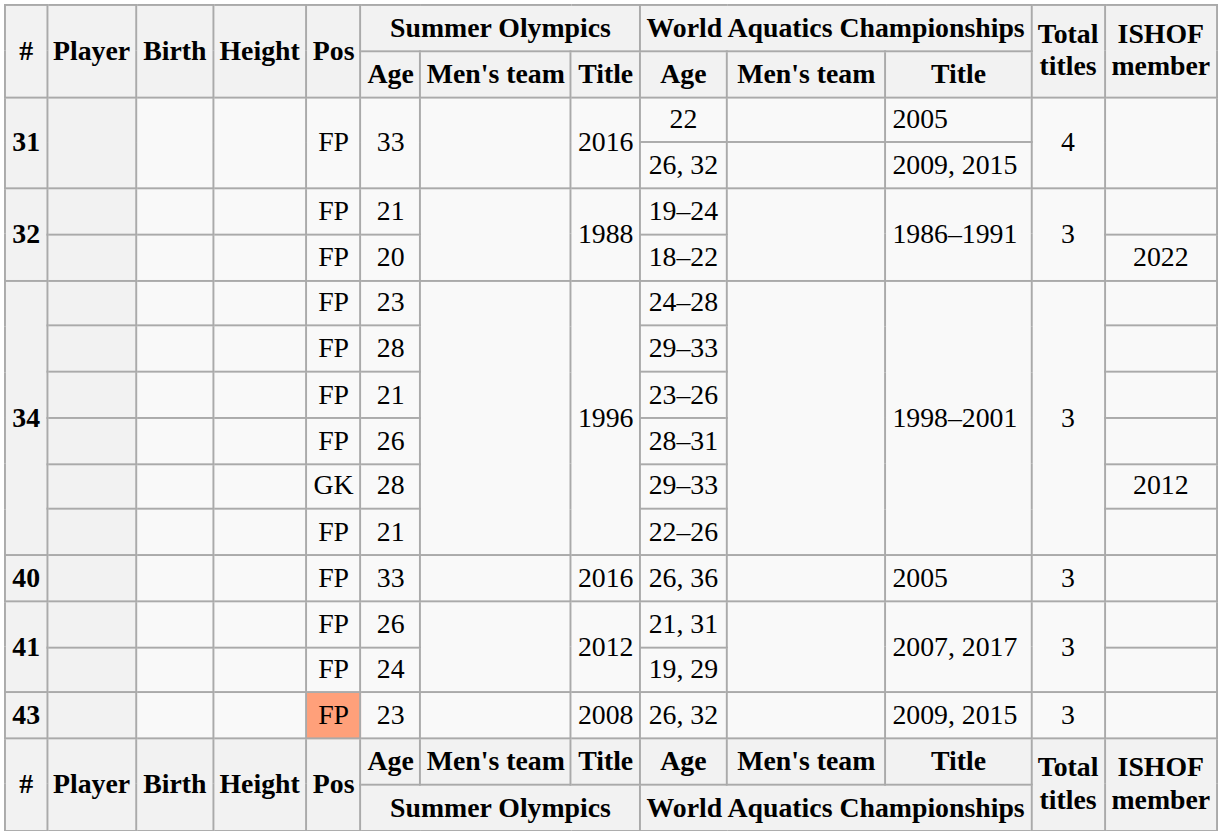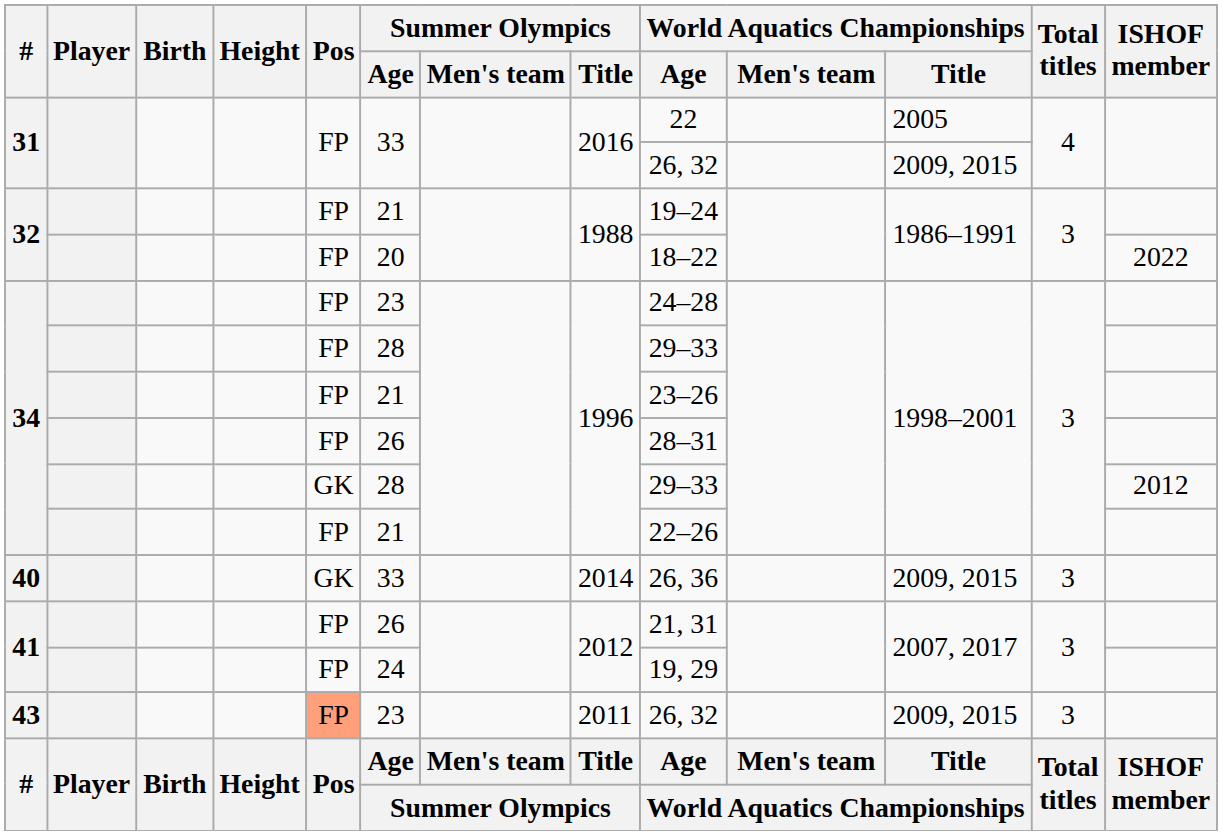(334, 577) FP -> (334, 577) GK
(606, 577) 2016 -> (606, 577) 2014
(920, 577) 2005 -> (955, 577) 2009, 2015
(606, 715) 2008 -> (605, 715) 2011
